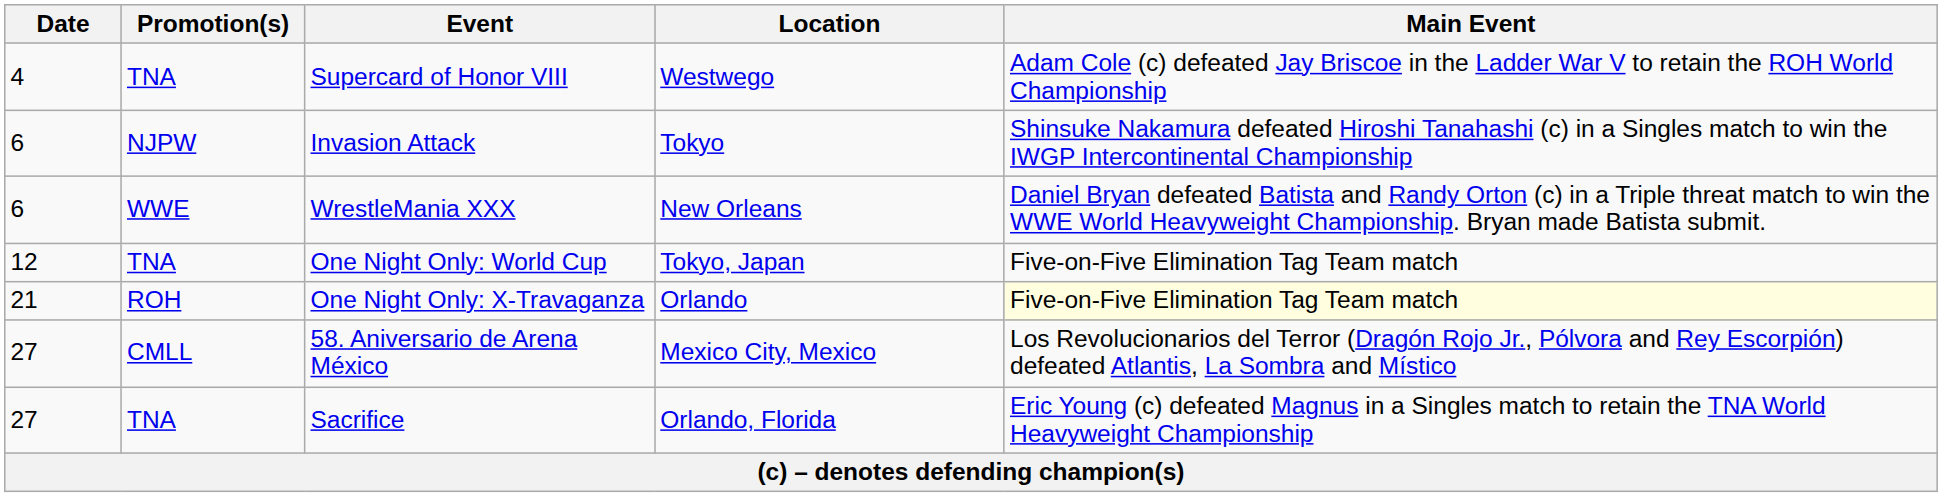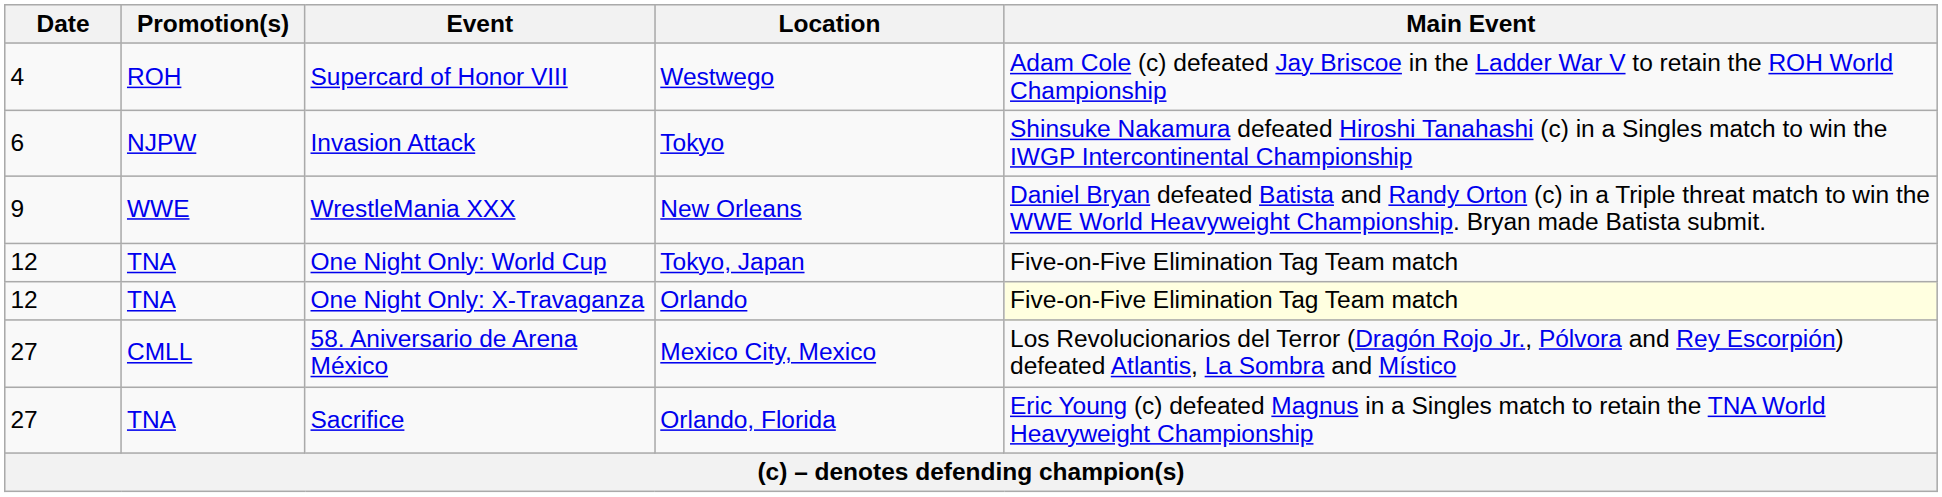(151, 76) TNA -> (154, 76) ROH
(17, 209) 6 -> (17, 209) 9
(24, 300) 21 -> (24, 300) 12
(154, 300) ROH -> (151, 300) TNA
